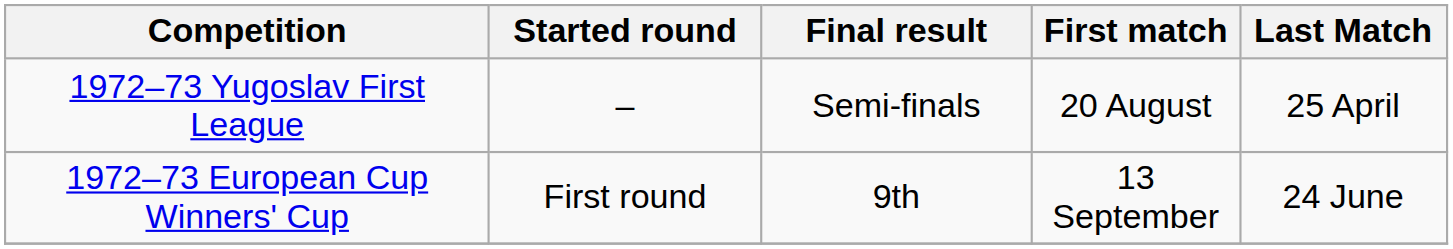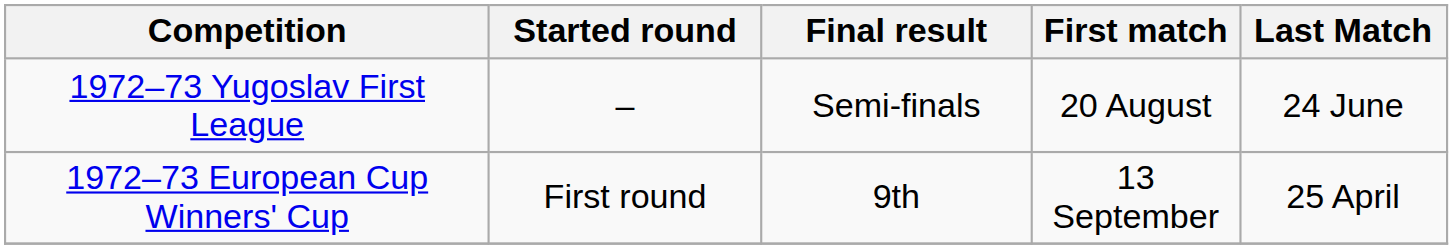(1343, 104) 25 April -> (1343, 104) 24 June
(1343, 197) 24 June -> (1343, 197) 25 April
